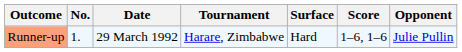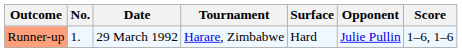columns swapped: (423, 14) <-> (364, 14)
